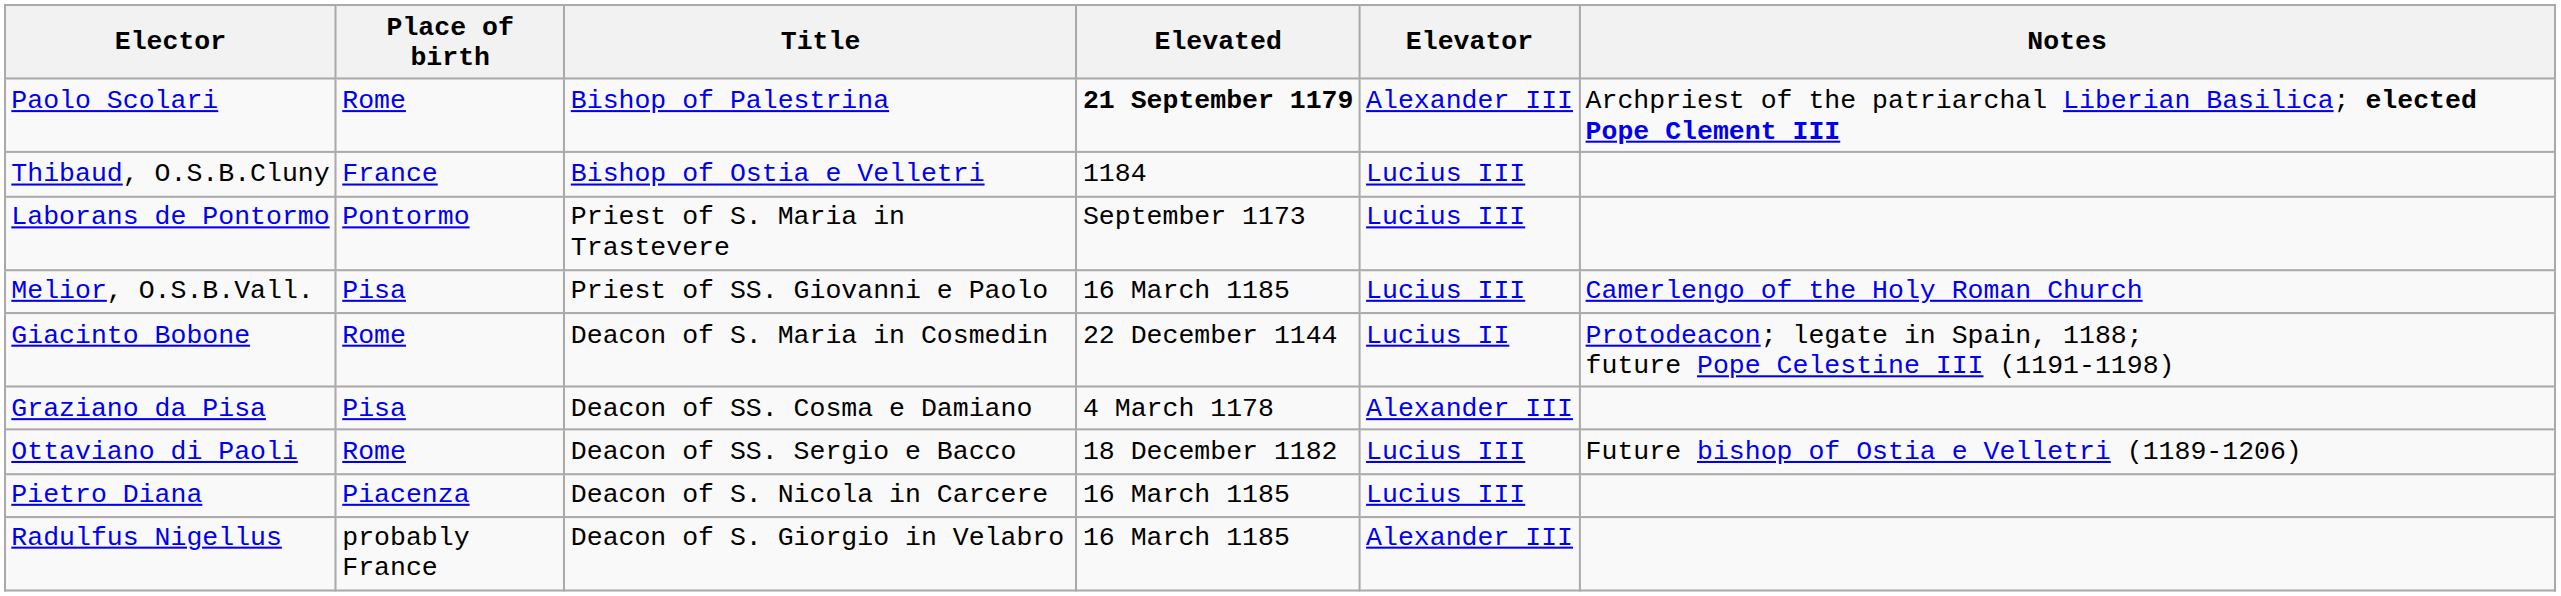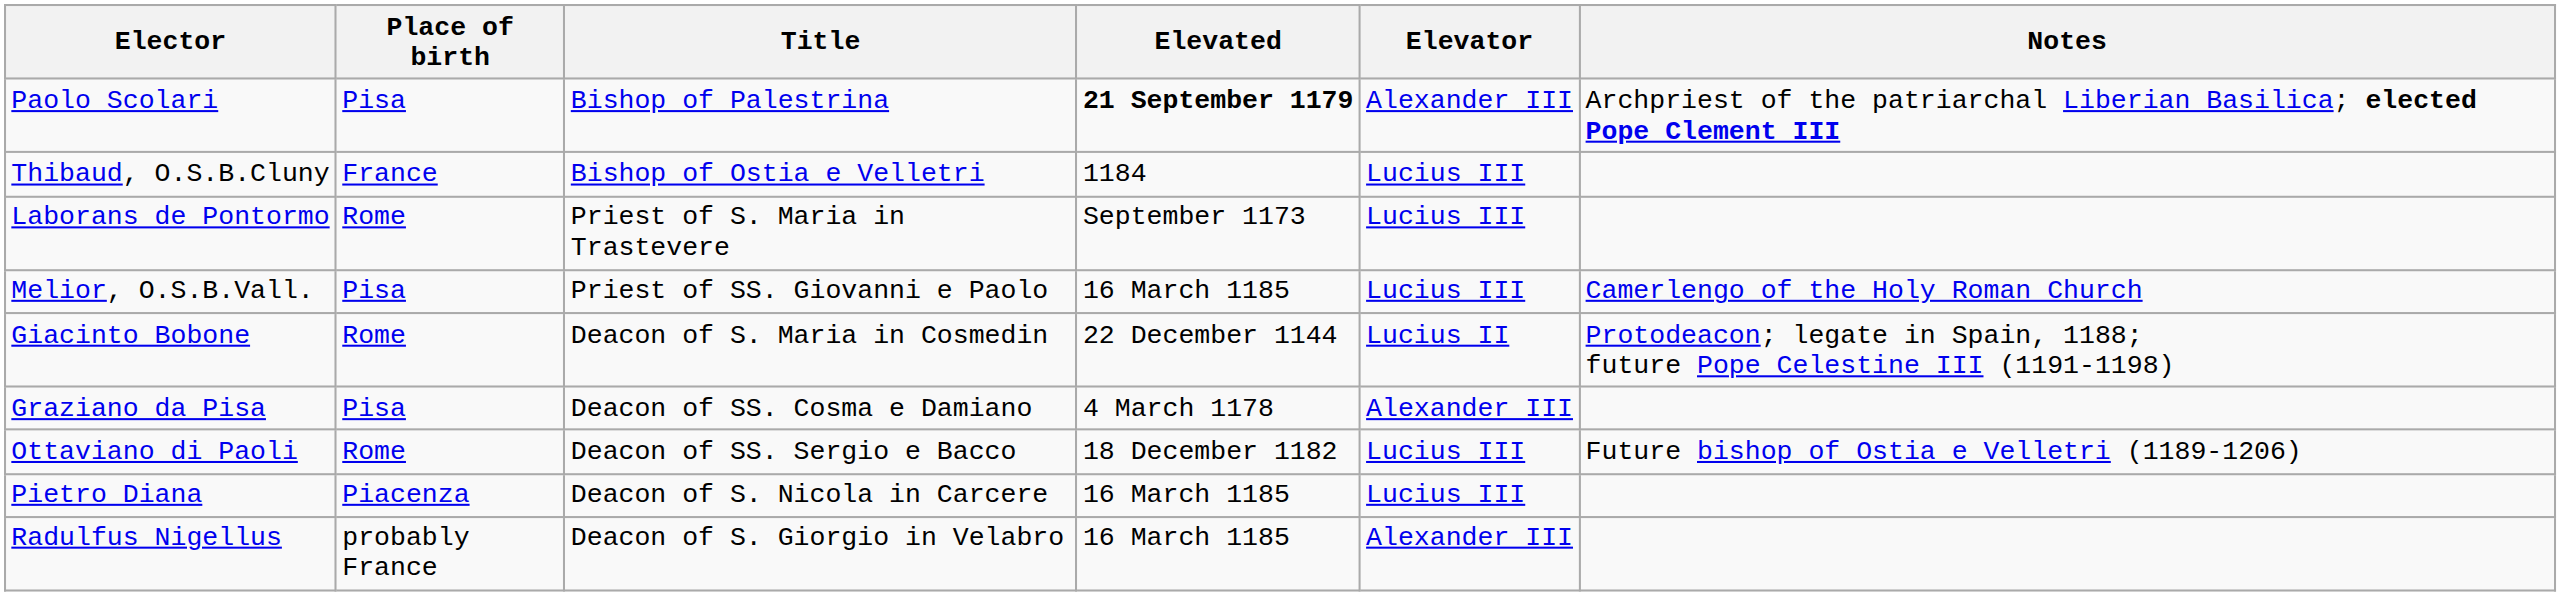(374, 100) Rome -> (374, 100) Pisa
(406, 217) Pontormo -> (374, 217) Rome
